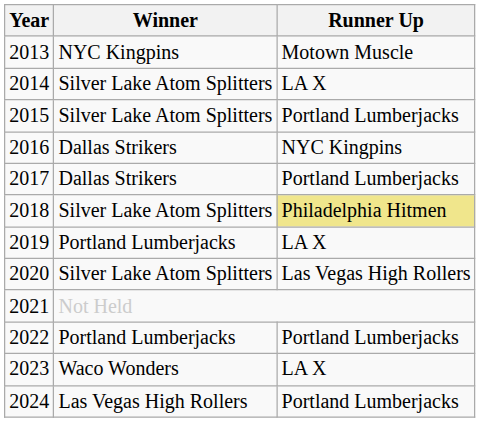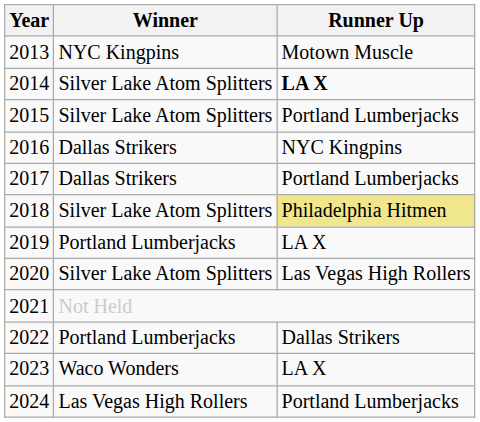(304, 83) normal -> (305, 83) bold
(370, 337) Portland Lumberjacks -> (341, 337) Dallas Strikers
